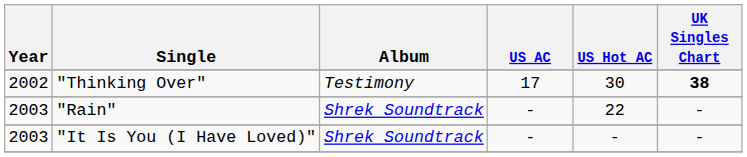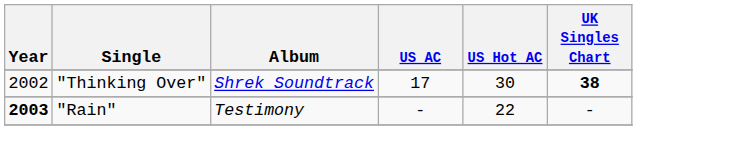(369, 84) Testimony -> (294, 84) Shrek Soundtrack
(29, 111) normal -> (29, 111) bold
(404, 111) Shrek Soundtrack -> (259, 111) Testimony
- row: (186, 138)
